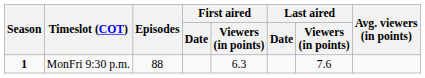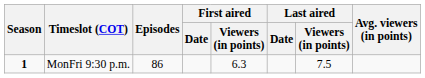(157, 63) 88 -> (157, 63) 86
(324, 63) 7.6 -> (324, 63) 7.5
